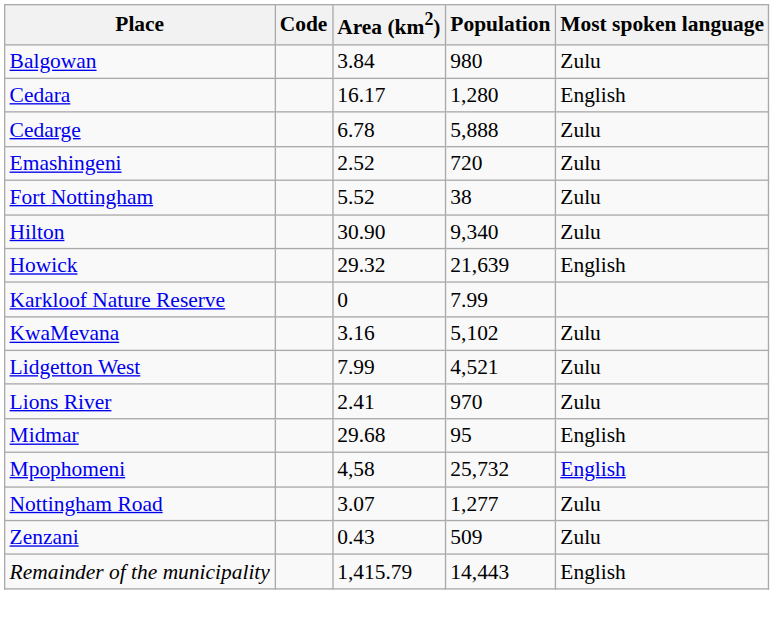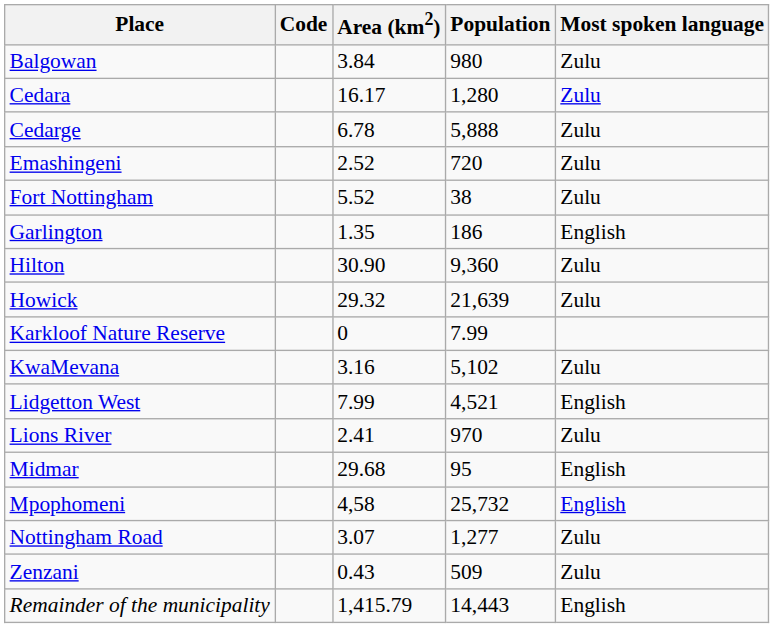(593, 95) English -> (581, 95) Zulu
+ row: (56, 231)
(474, 231) 9,340 -> (474, 265) 9,360
(593, 265) English -> (581, 299) Zulu
(581, 367) Zulu -> (593, 401) English
